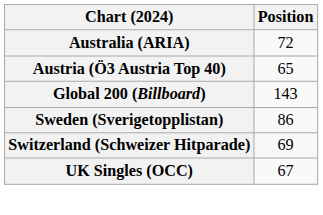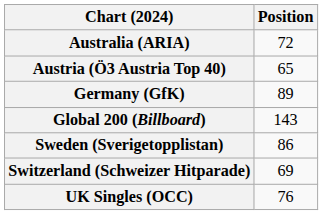+ row: (129, 94)
(286, 171) 67 -> (286, 196) 76
